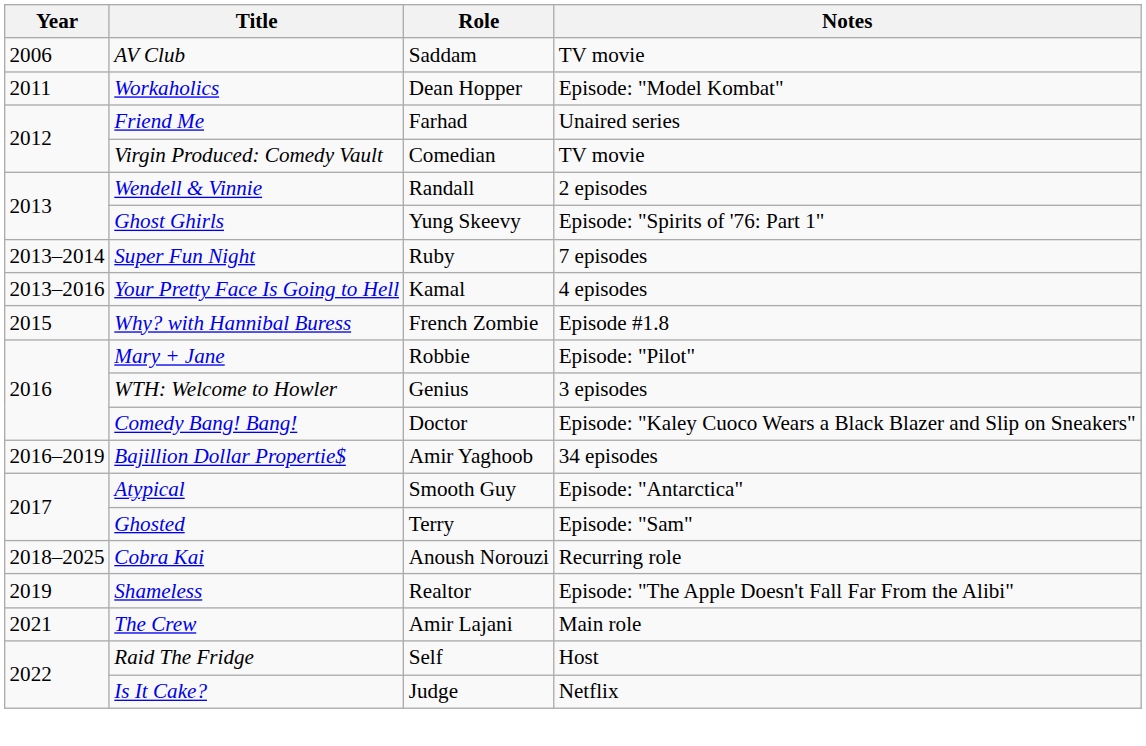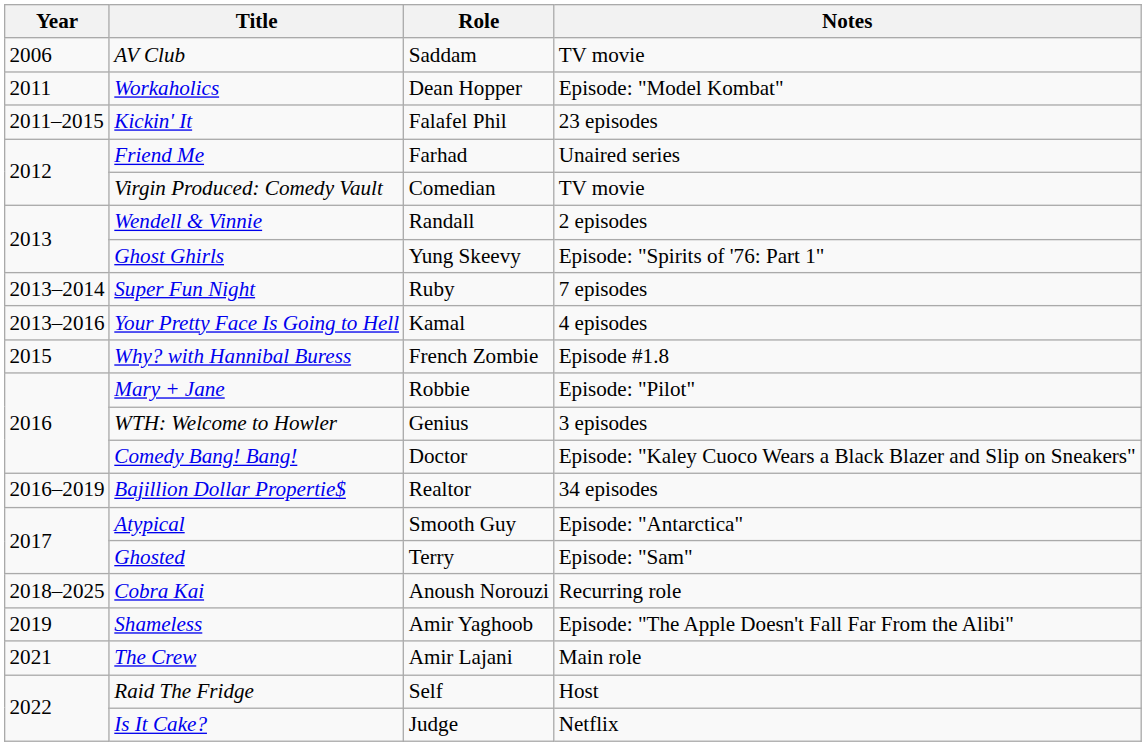+ row: (153, 121)
(471, 456) Amir Yaghoob -> (440, 490) Realtor
(440, 590) Realtor -> (471, 624) Amir Yaghoob
